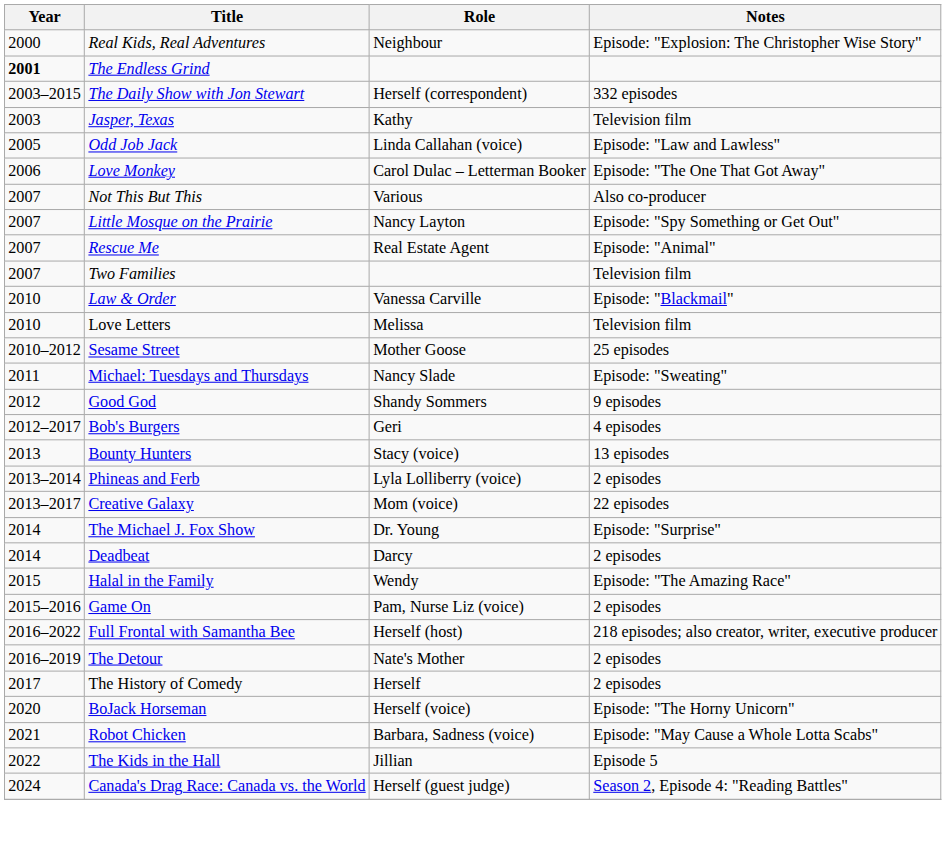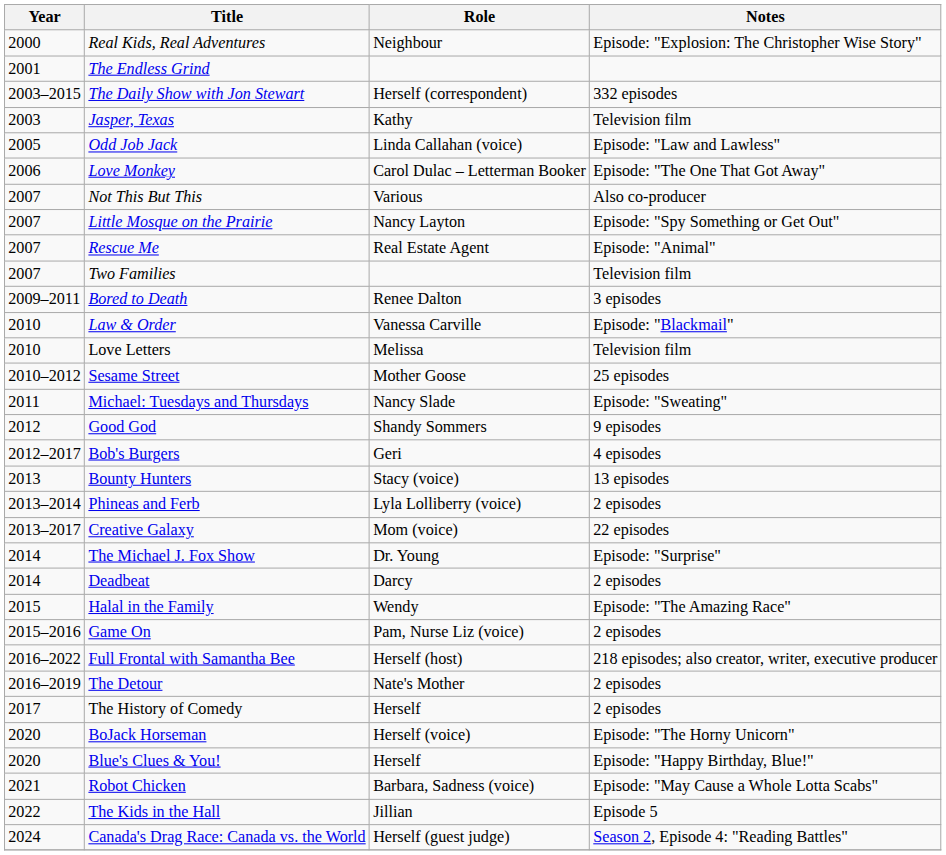(24, 68) bold -> (24, 68) normal
+ row: (138, 299)
+ row: (155, 760)
